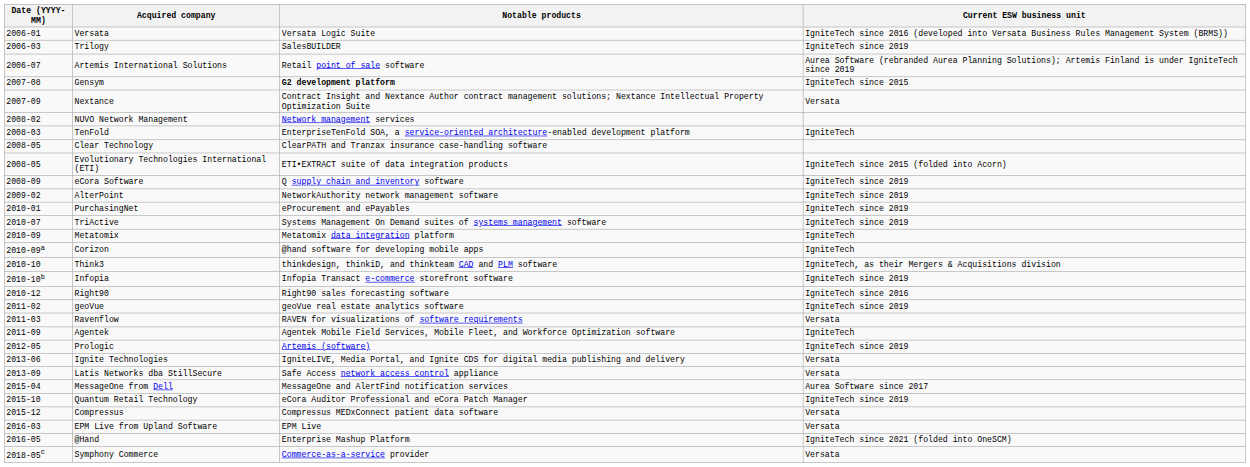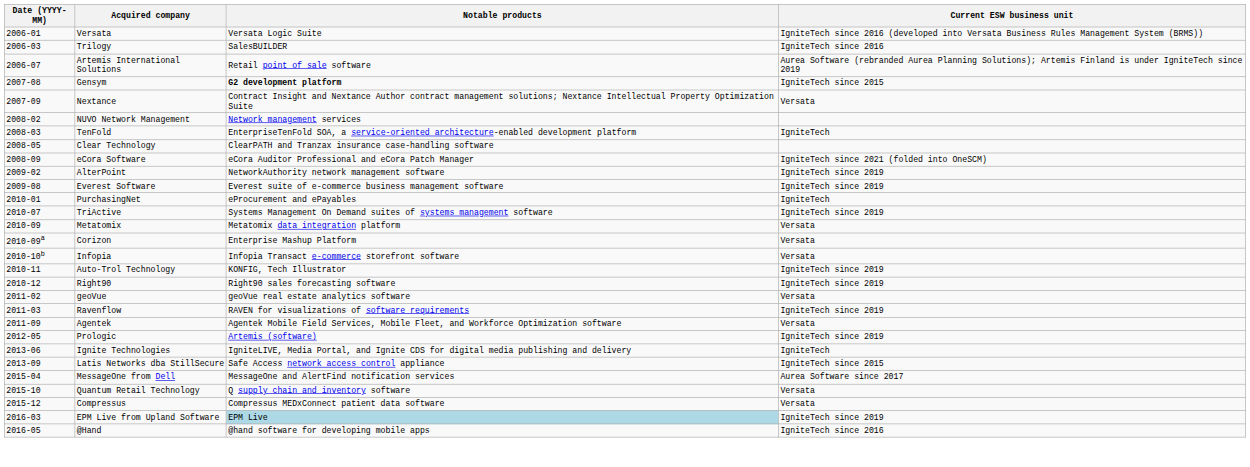(857, 47) IgniteTech since 2019 -> (832, 47) IgniteTech since 2016
- row: (170, 164)
(373, 182) Q supply chain and inventory software -> (351, 159) eCora Auditor Professional and eCora Patch Manager
(857, 182) IgniteTech since 2019 -> (884, 159) IgniteTech since 2021 (folded into OneSCM)
+ row: (116, 186)
(857, 209) IgniteTech since 2019 -> (805, 200) IgniteTech
(830, 236) IgniteTech -> (798, 226) Versata
(383, 250) @hand software for developing mobile apps -> (292, 241) Enterprise Mashup Platform
(830, 250) IgniteTech -> (798, 241) Versata
- row: (89, 264)
(857, 279) IgniteTech since 2019 -> (798, 256) Versata
+ row: (126, 270)
(857, 293) IgniteTech since 2016 -> (832, 284) IgniteTech since 2019
(857, 307) IgniteTech since 2019 -> (798, 297) Versata
(822, 320) Versata -> (832, 310) IgniteTech since 2019
(830, 333) IgniteTech -> (798, 324) Versata
(822, 360) Versata -> (805, 351) IgniteTech
(822, 373) Versata -> (832, 364) IgniteTech since 2015
(405, 400) eCora Auditor Professional and eCora Patch Manager -> (319, 391) Q supply chain and inventory software
(857, 400) IgniteTech since 2019 -> (798, 391) Versata
(301, 427) no background -> (248, 417) lightblue background
(822, 427) Versata -> (832, 417) IgniteTech since 2019
(346, 440) Enterprise Mashup Platform -> (329, 431) @hand software for developing mobile apps
(908, 440) IgniteTech since 2021 (folded into OneSCM) -> (832, 431) IgniteTech since 2016
- row: (116, 454)
